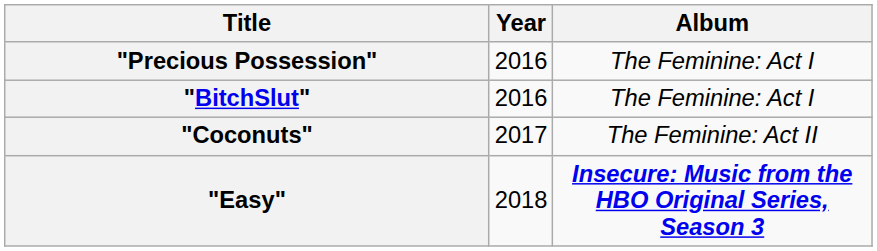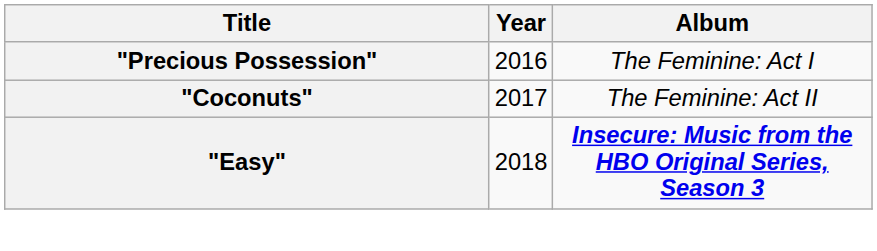- row: (247, 98)
